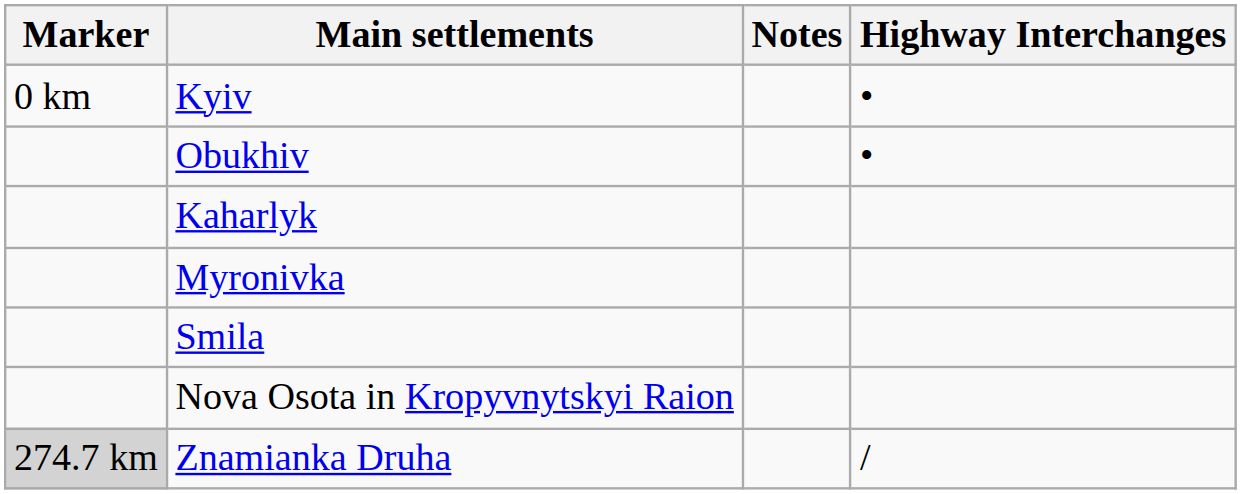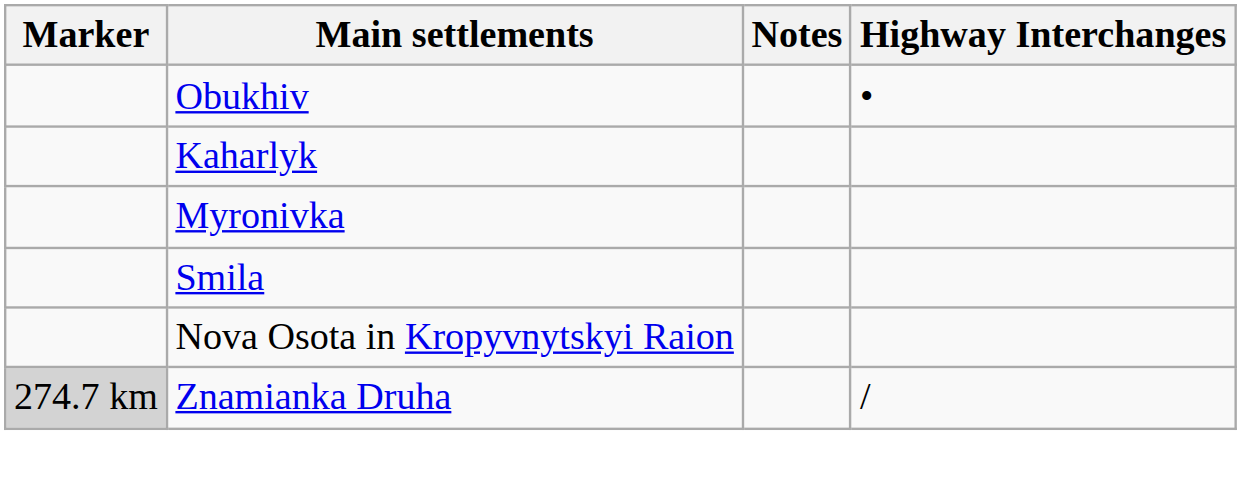- row: (213, 95)
